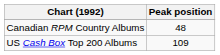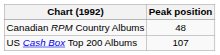(181, 43) 109 -> (181, 43) 107
